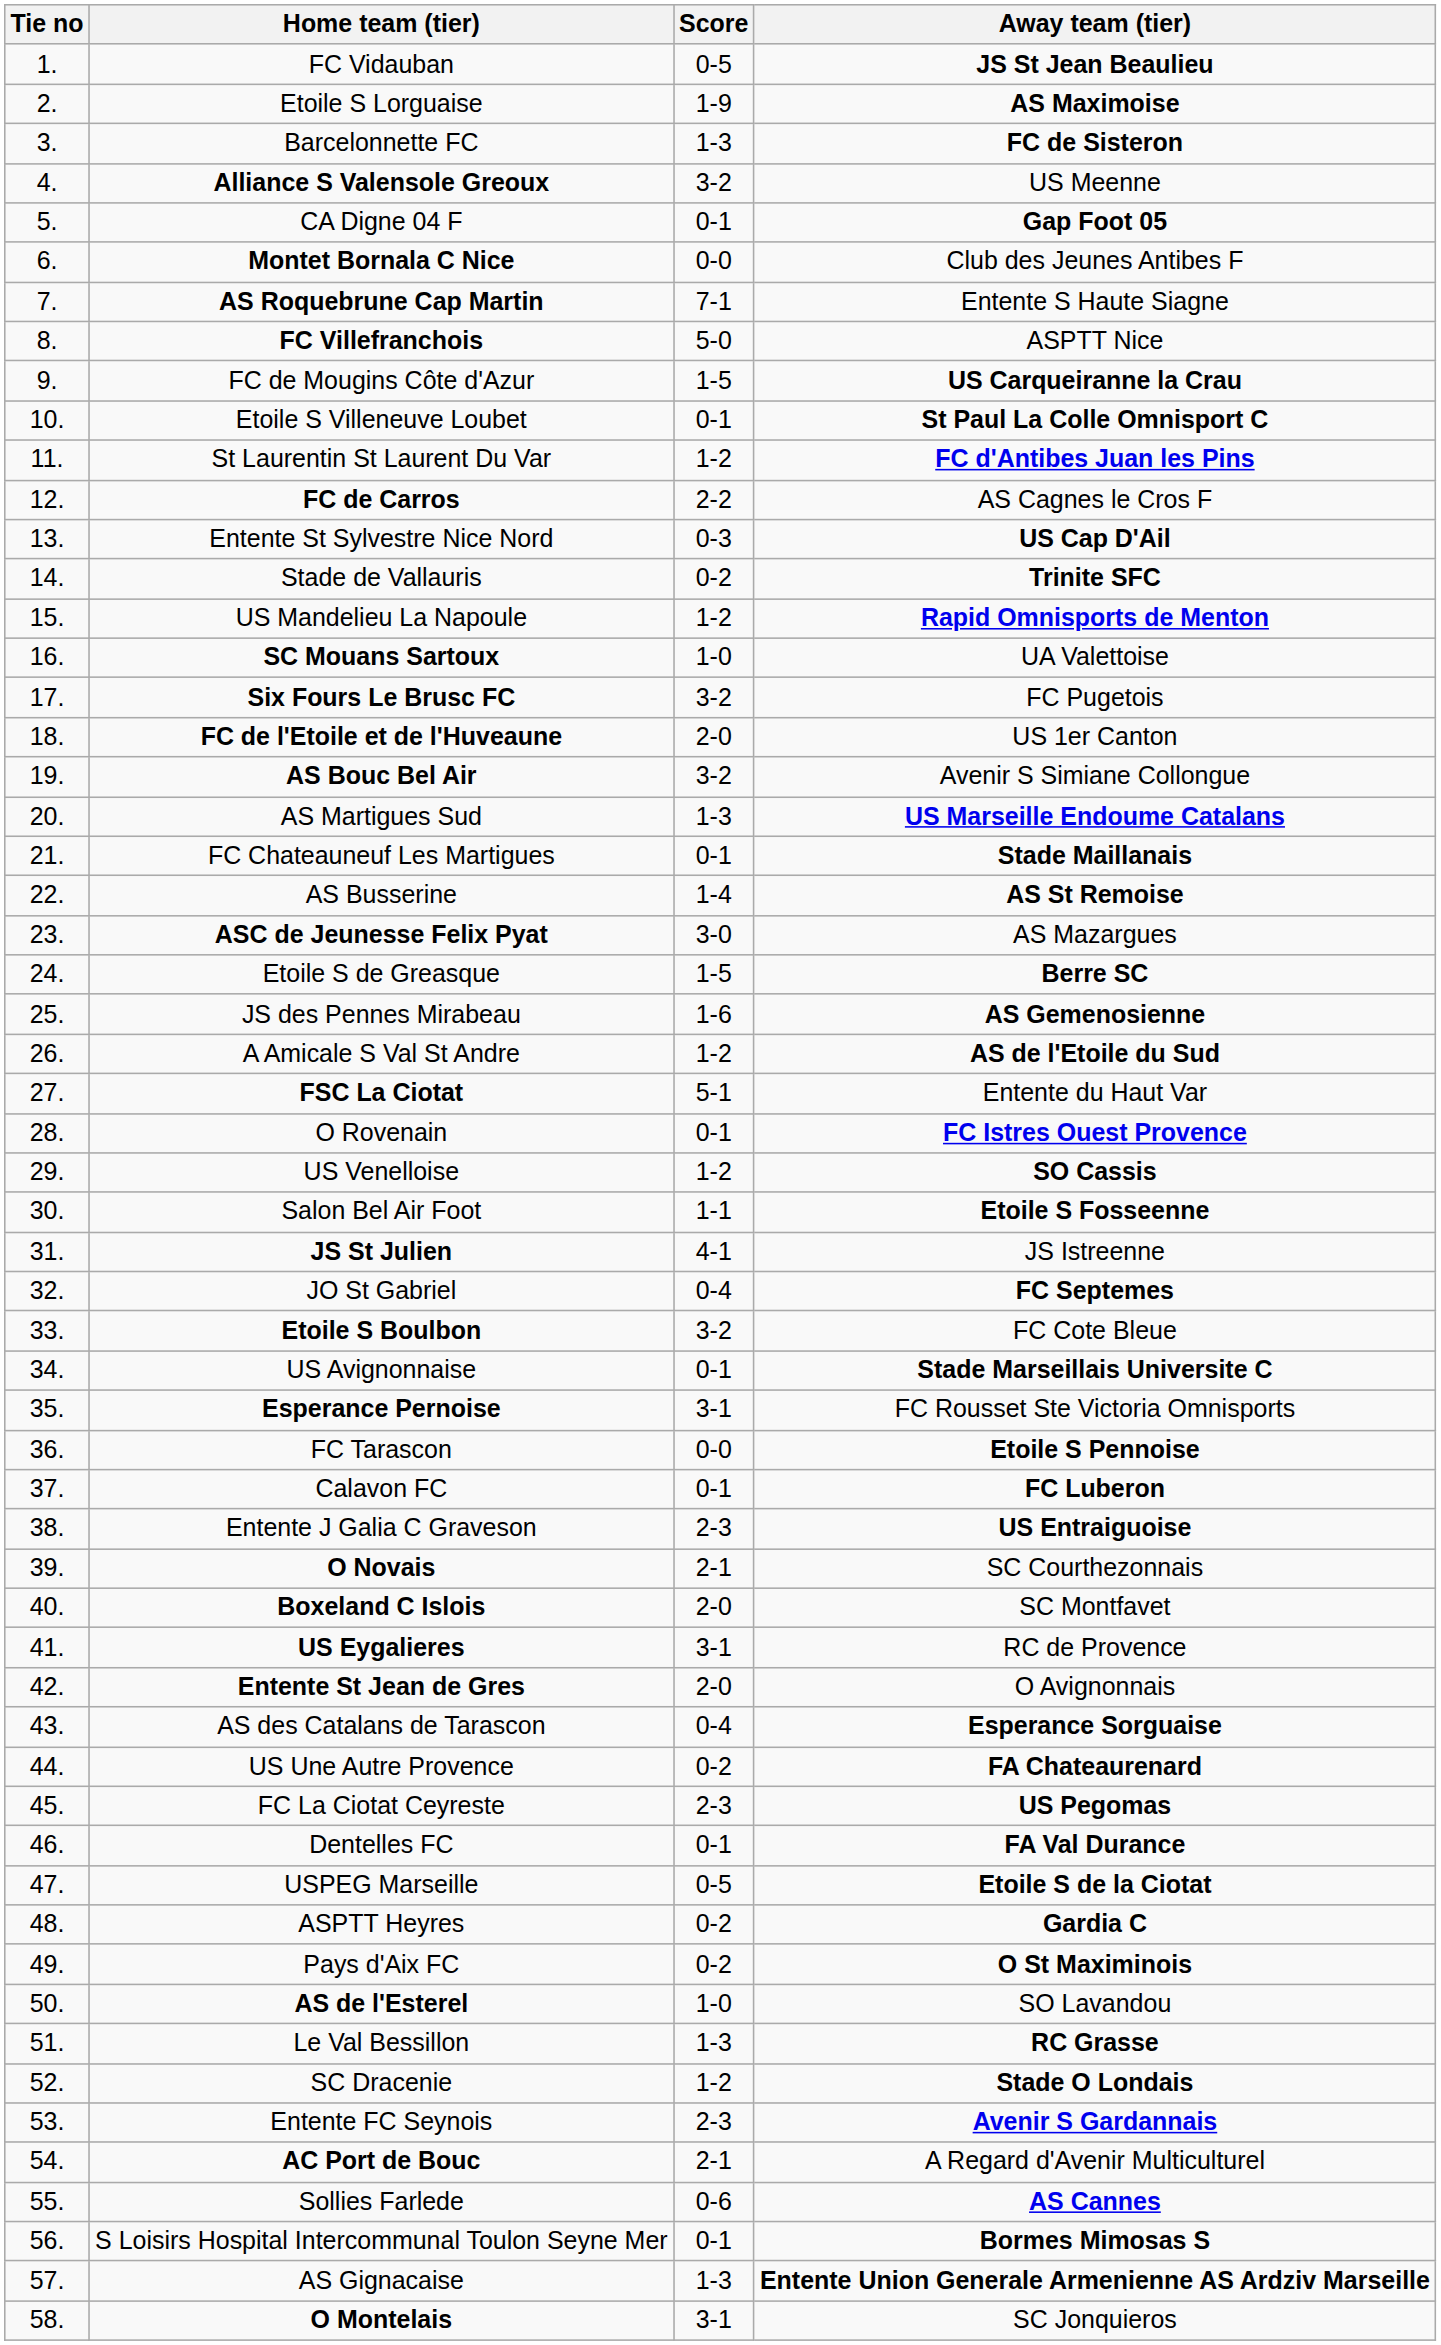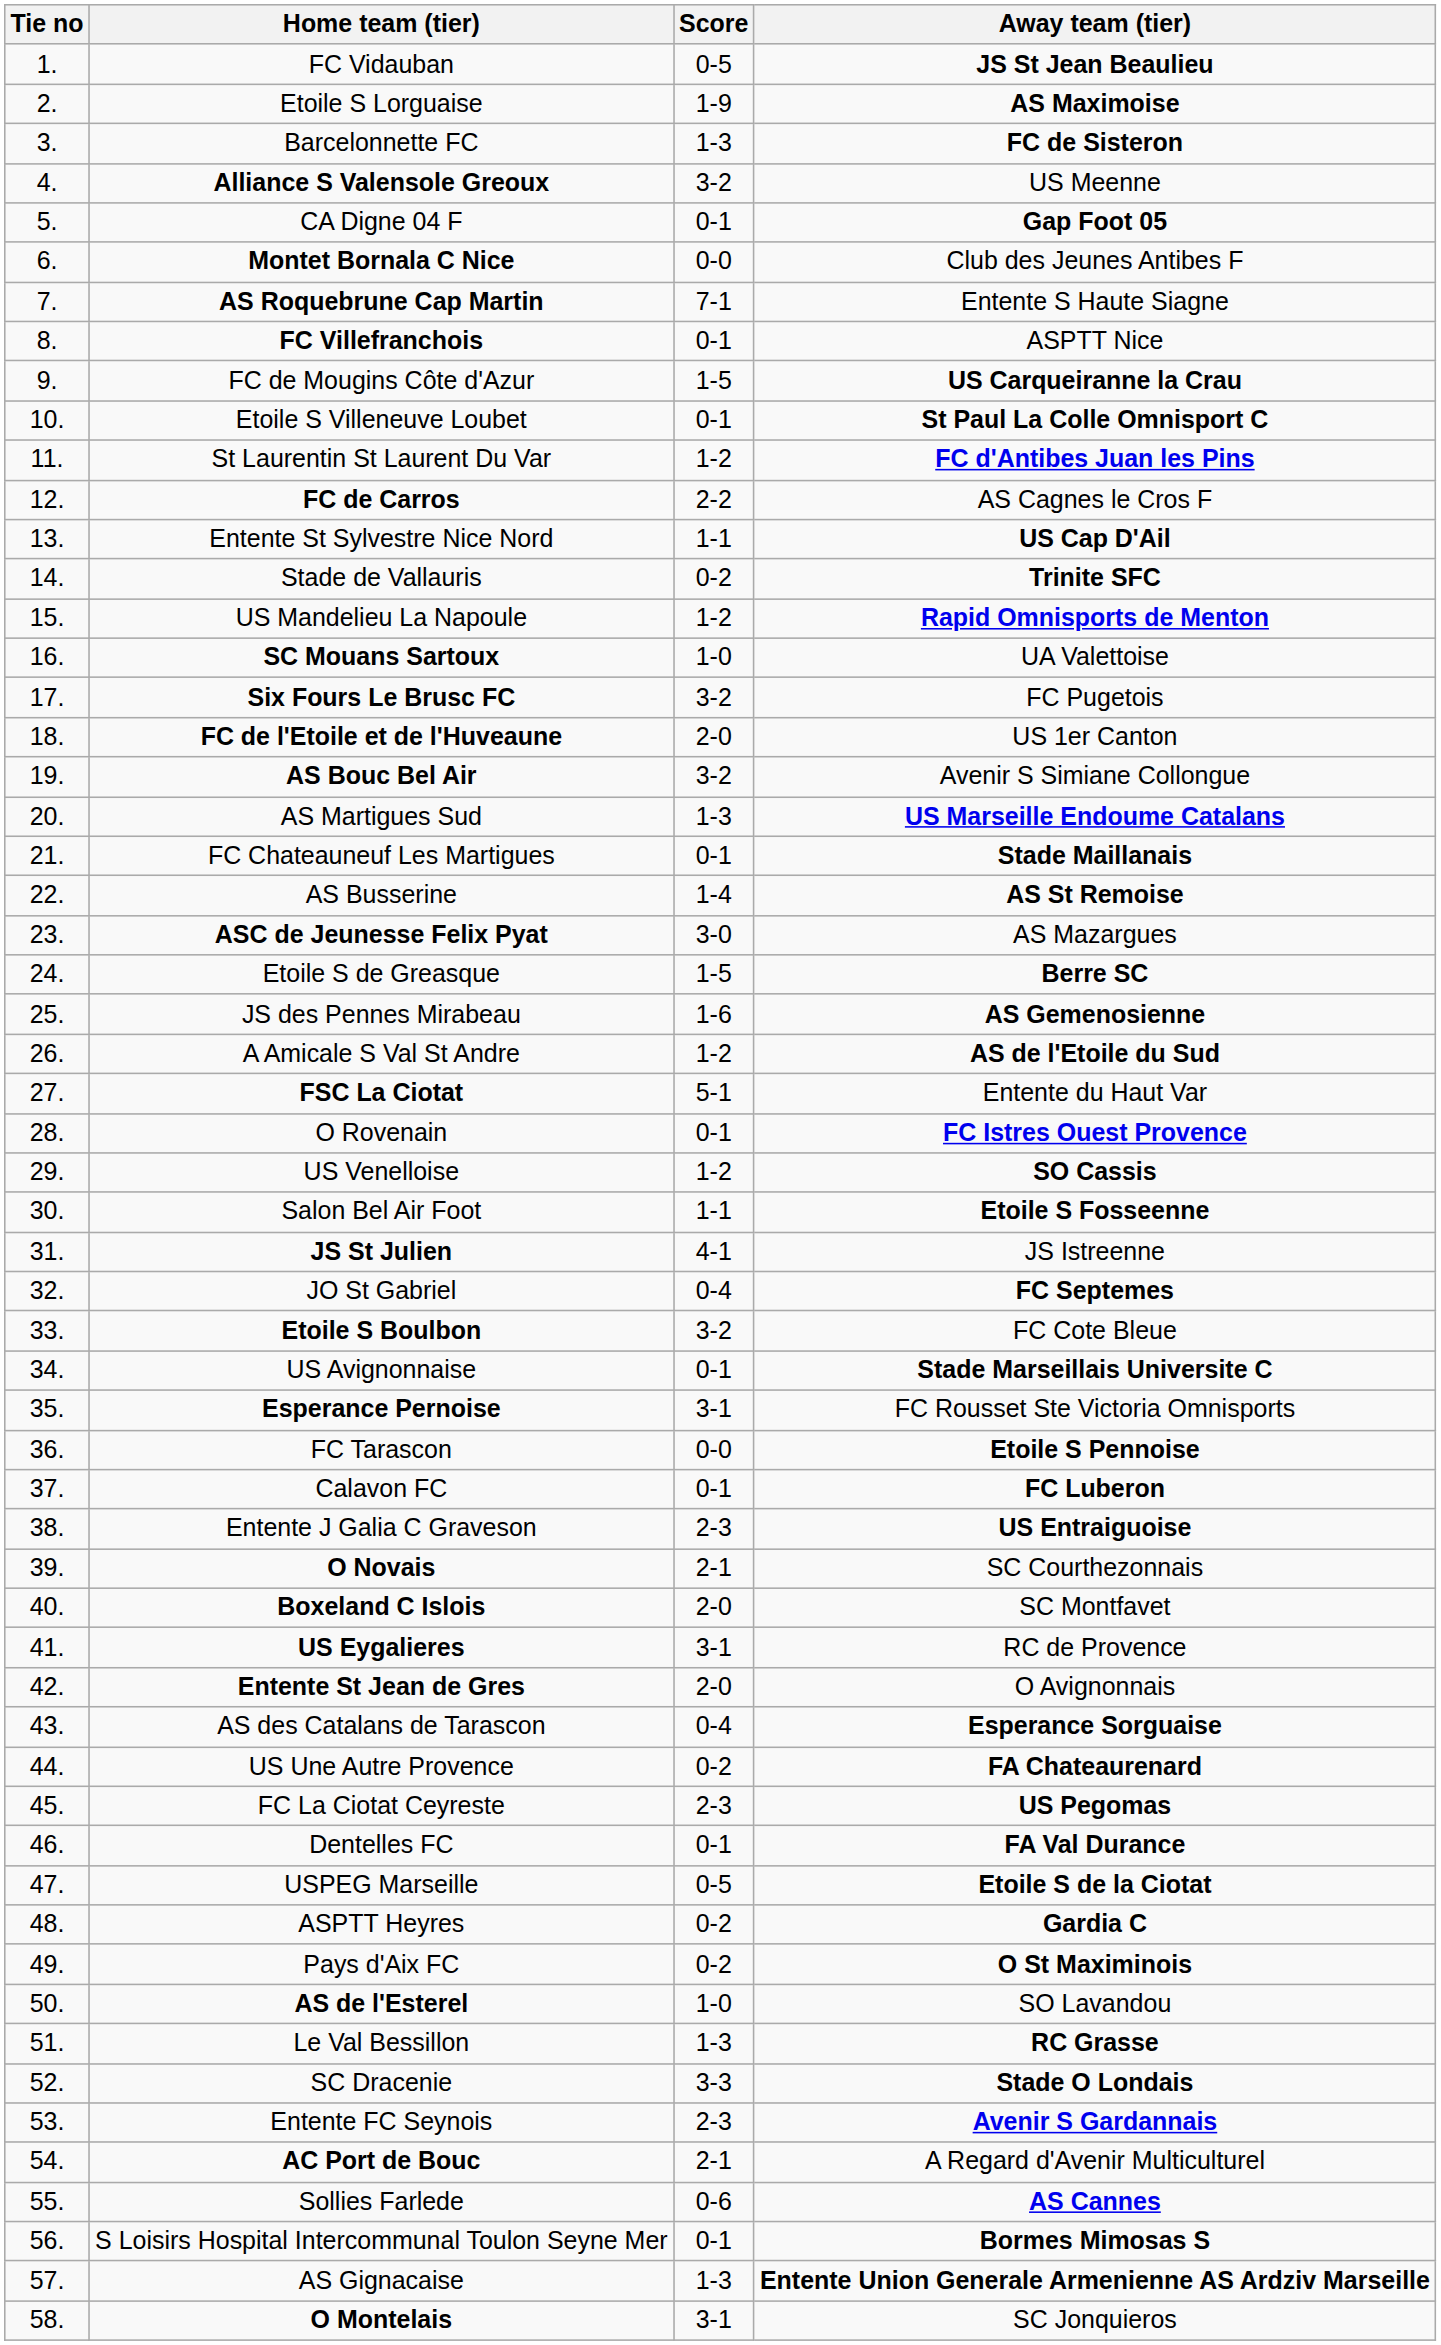(714, 340) 5-0 -> (714, 340) 0-1
(714, 538) 0-3 -> (714, 538) 1-1
(714, 2082) 1-2 -> (714, 2082) 3-3
